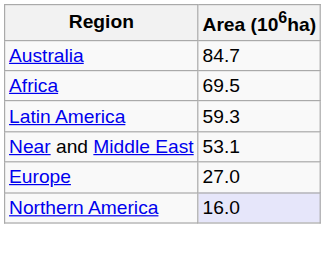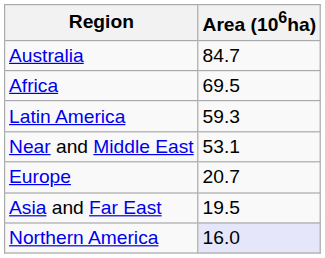(221, 177) 27.0 -> (221, 177) 20.7
+ row: (85, 207)
